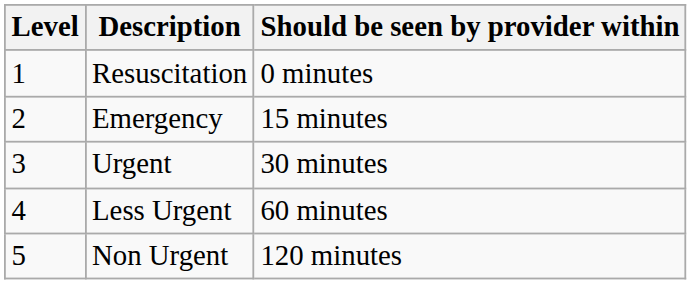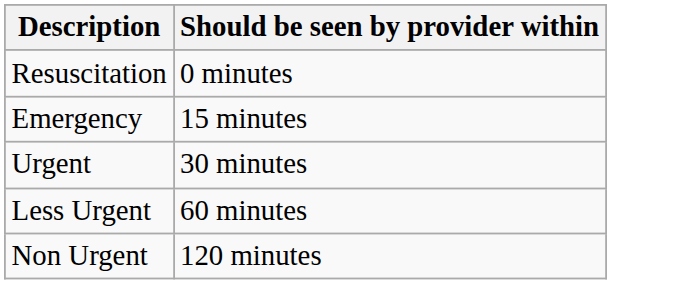- column: (45, 27)
